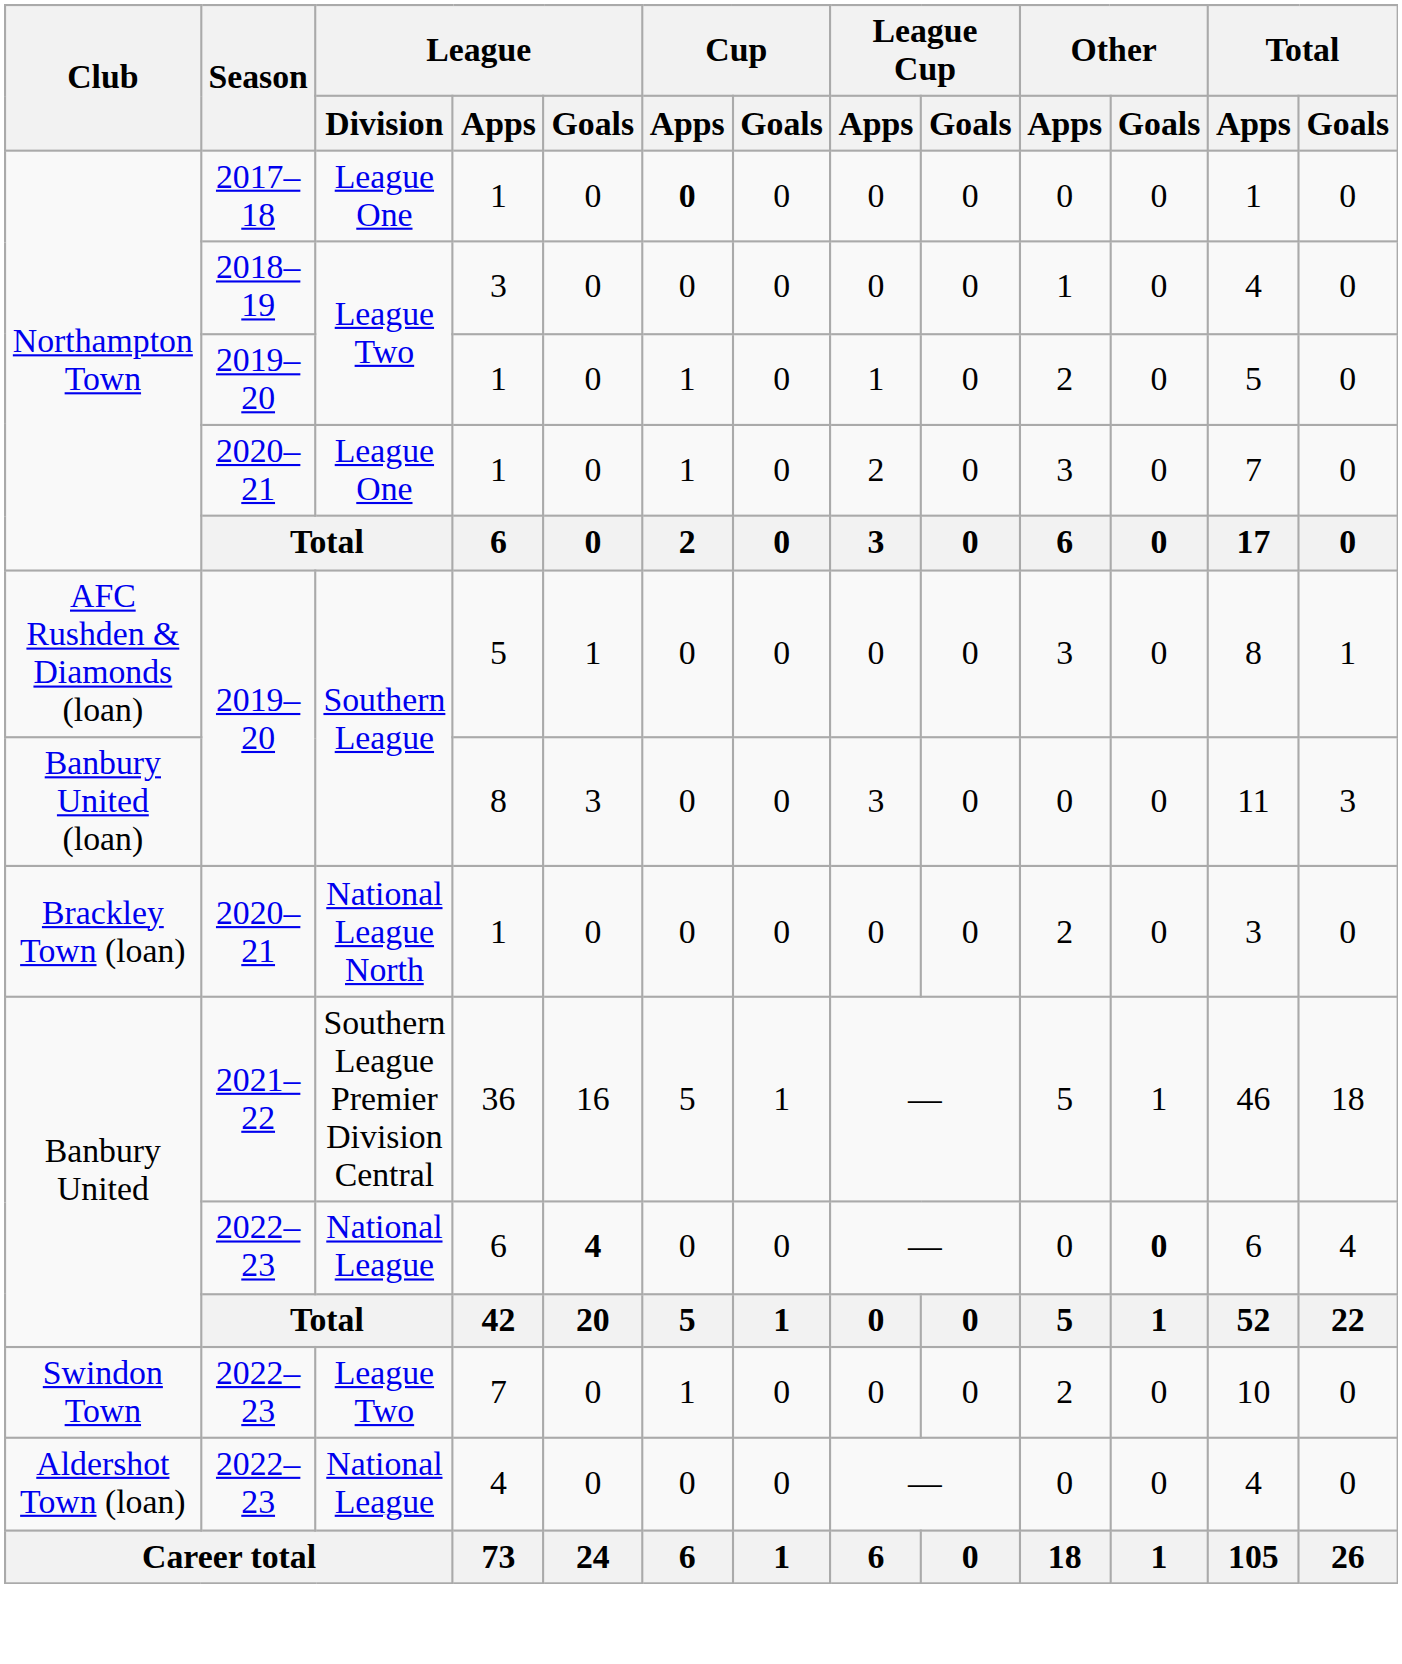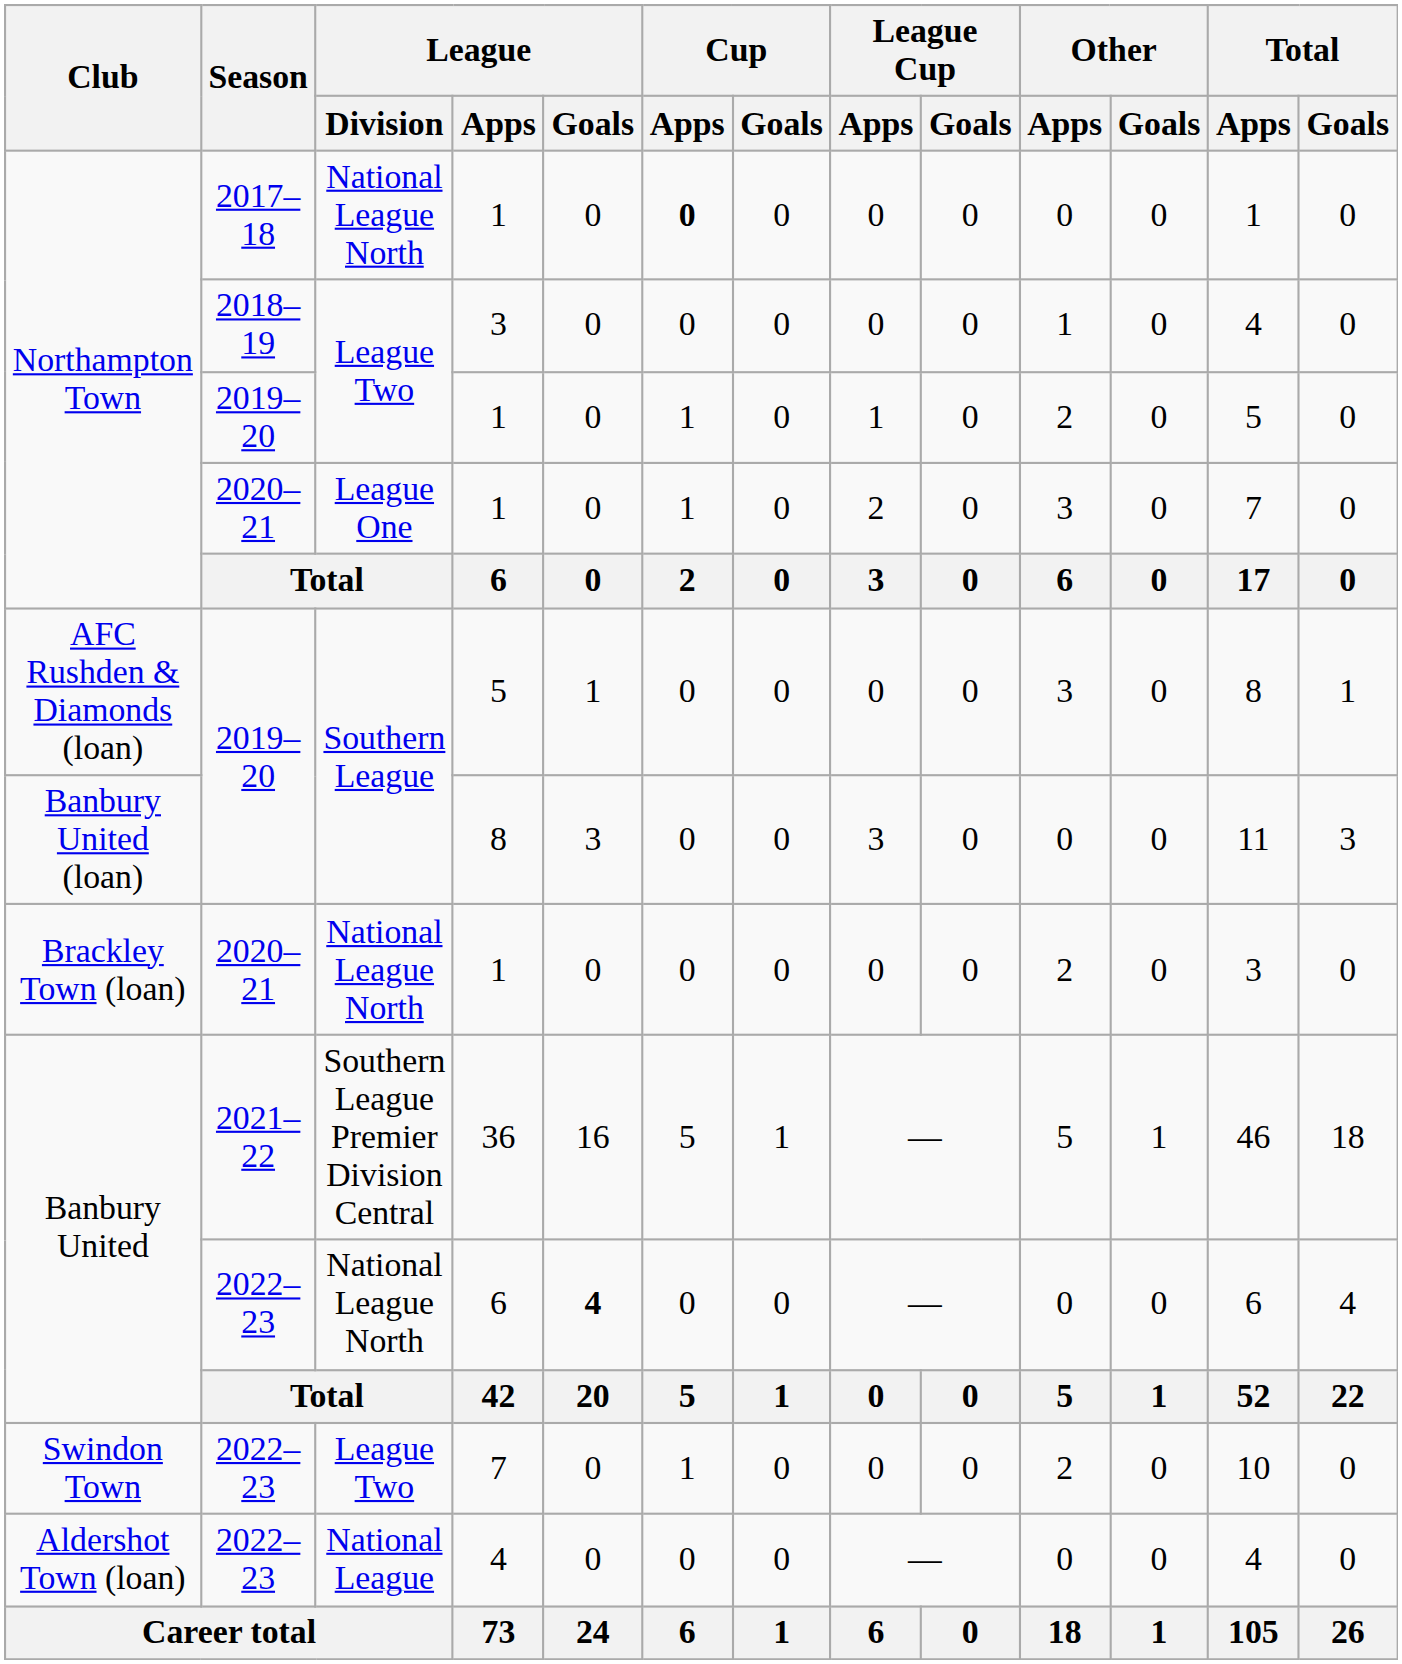(384, 195) League One -> (384, 214) National League North
(384, 1246) National League -> (384, 1303) National League North
(1159, 1246) bold -> (1159, 1303) normal
